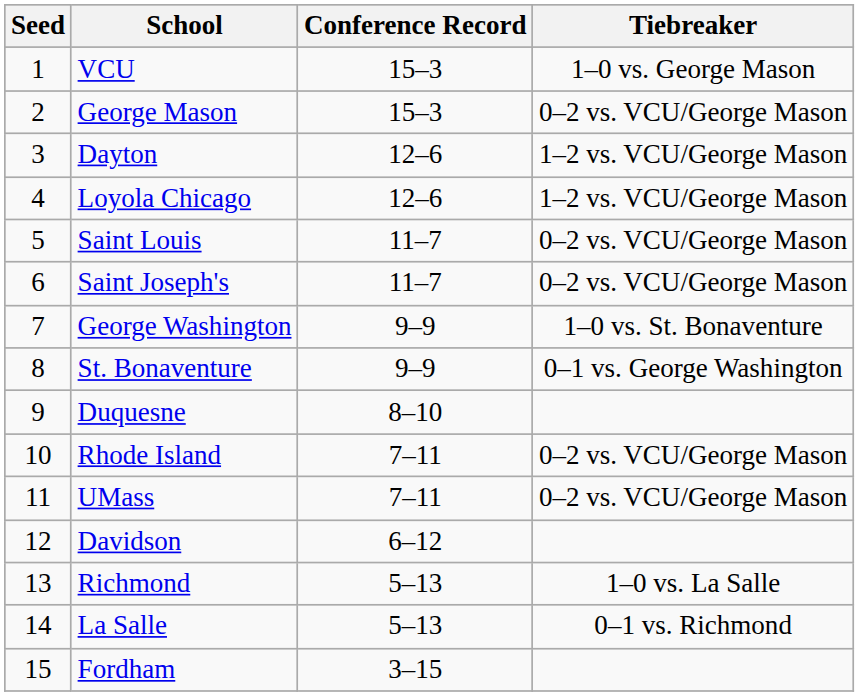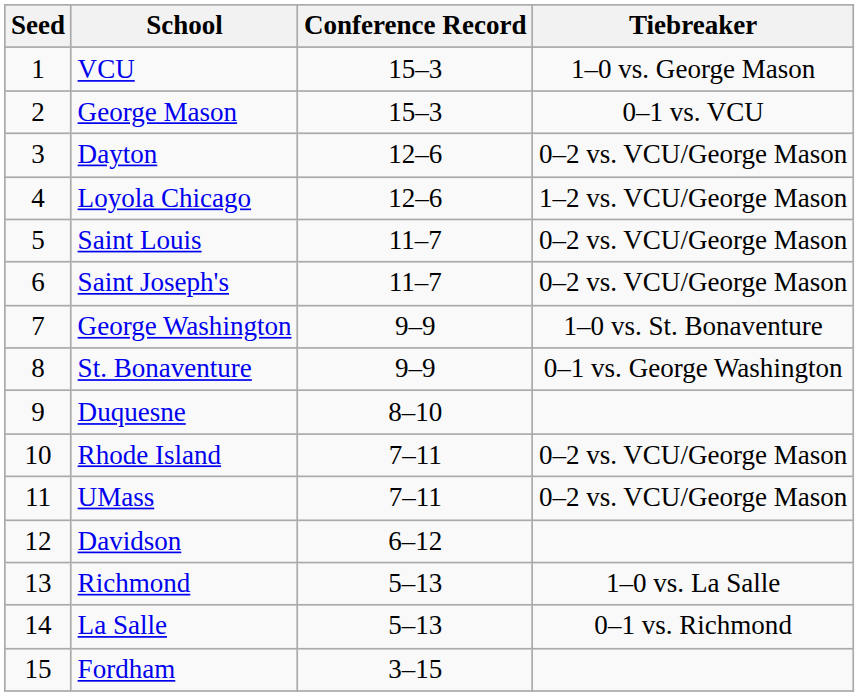(693, 111) 0–2 vs. VCU/George Mason -> (693, 111) 0–1 vs. VCU
(693, 154) 1–2 vs. VCU/George Mason -> (693, 154) 0–2 vs. VCU/George Mason
